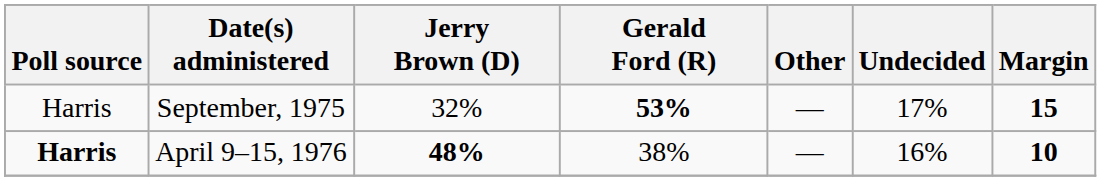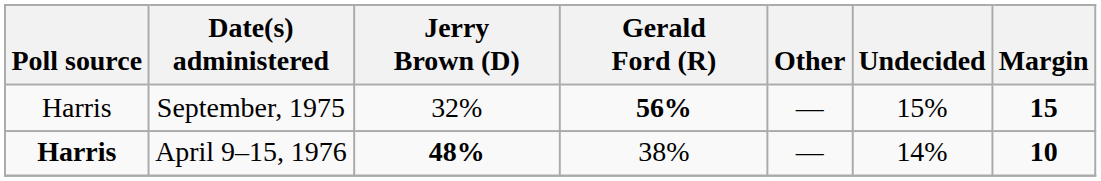(664, 106) 53% -> (664, 106) 56%
(922, 106) 17% -> (922, 106) 15%
(922, 153) 16% -> (922, 153) 14%
